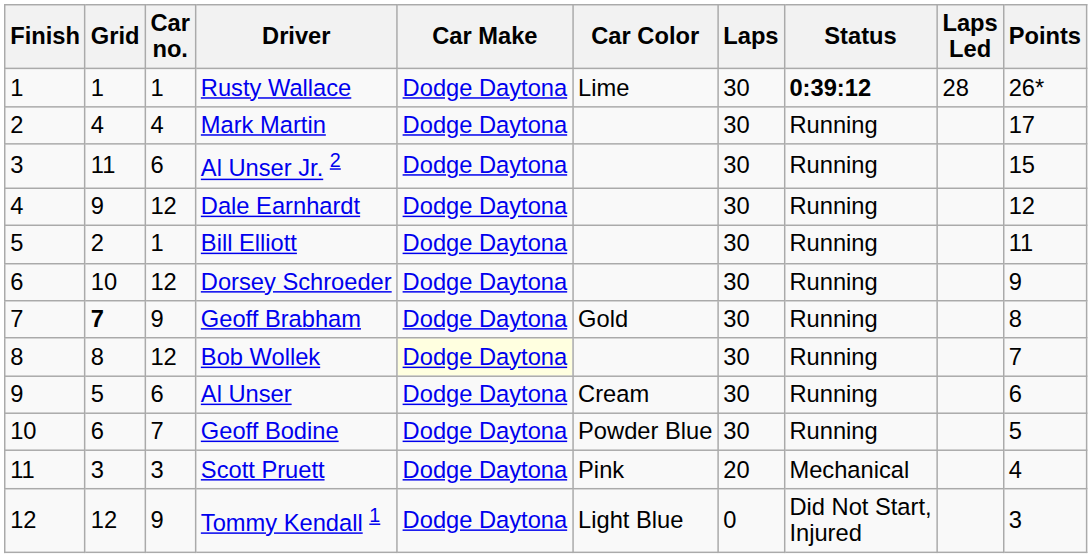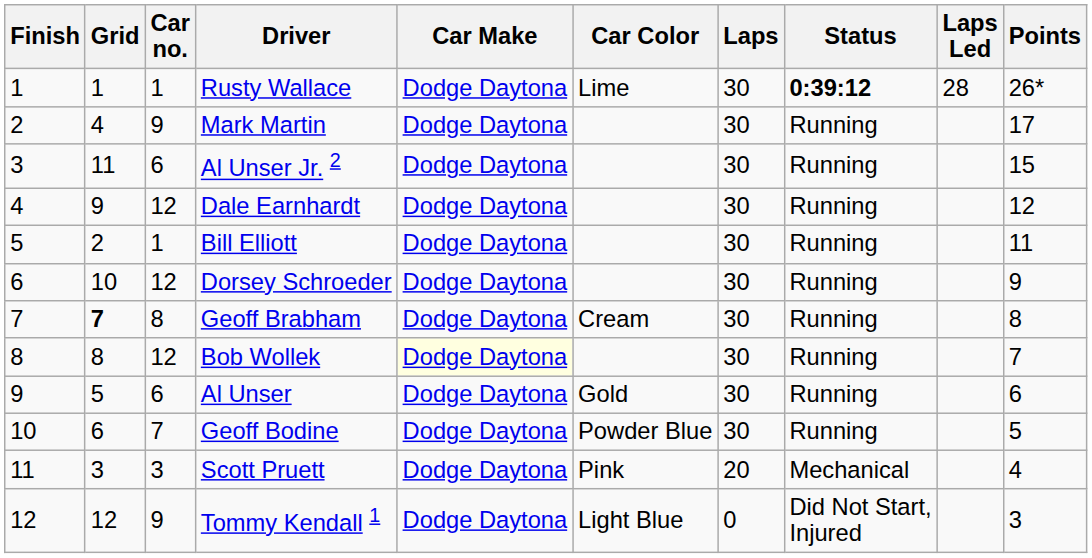(157, 125) 4 -> (157, 125) 9
(157, 319) 9 -> (157, 319) 8
(645, 319) Gold -> (645, 319) Cream
(645, 395) Cream -> (645, 395) Gold
